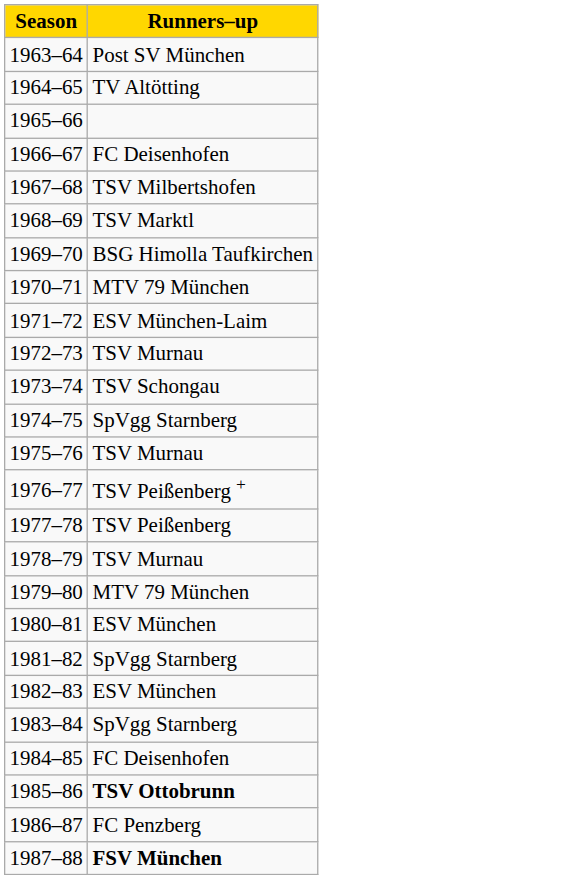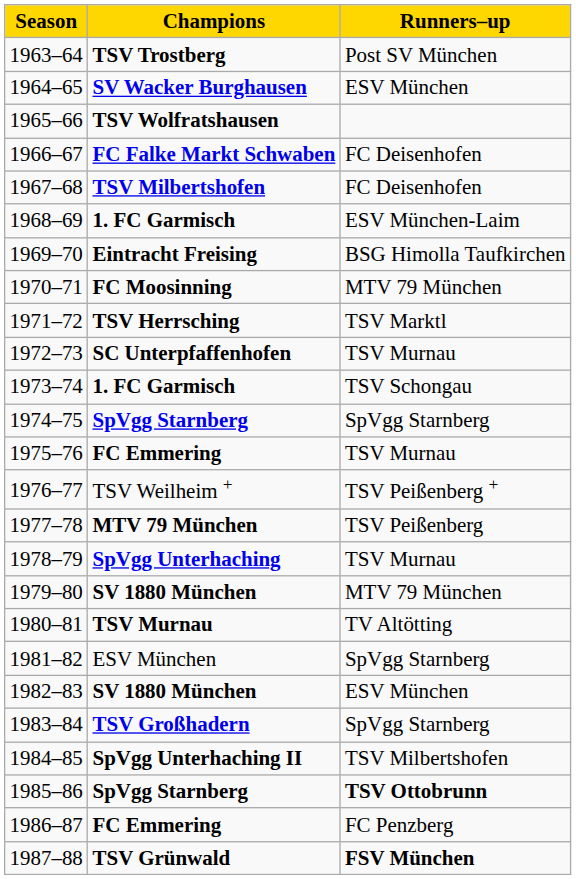+ column: (214, 21)
(146, 87) TV Altötting -> (407, 87) ESV München
(174, 187) TSV Milbertshofen -> (413, 187) FC Deisenhofen
(143, 220) TSV Marktl -> (432, 220) ESV München-Laim
(180, 320) ESV München-Laim -> (396, 320) TSV Marktl
(154, 625) ESV München -> (399, 625) TV Altötting
(161, 758) FC Deisenhofen -> (427, 758) TSV Milbertshofen
